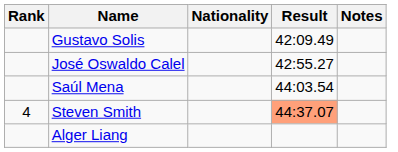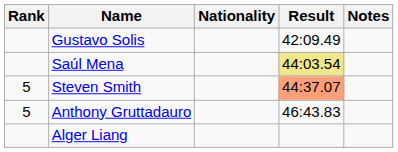- row: (118, 64)
(305, 87) no background -> (311, 64) khaki background
(26, 111) 4 -> (26, 87) 5
+ row: (121, 111)
